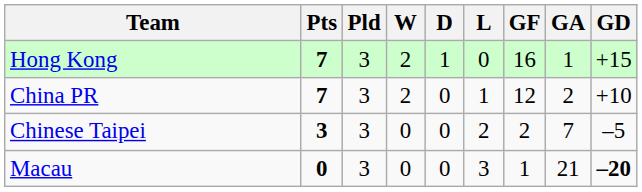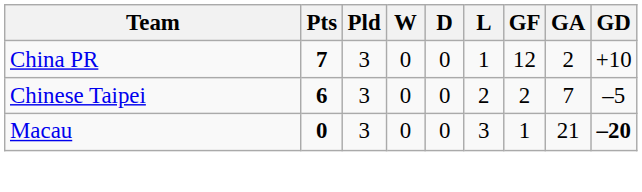- row: (64, 58)
(405, 95) 2 -> (405, 58) 0
(322, 131) 3 -> (322, 95) 6
